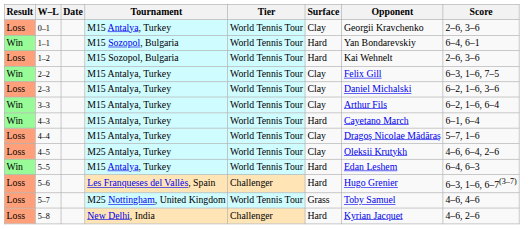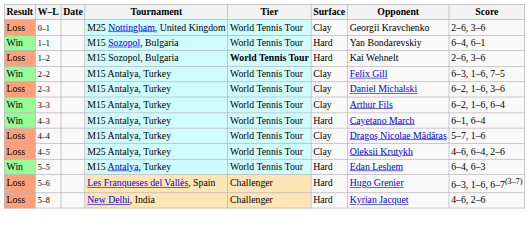(129, 27) M15 Antalya, Turkey -> (156, 27) M25 Nottingham, United Kingdom
(266, 58) normal -> (269, 58) bold
- row: (44, 201)
